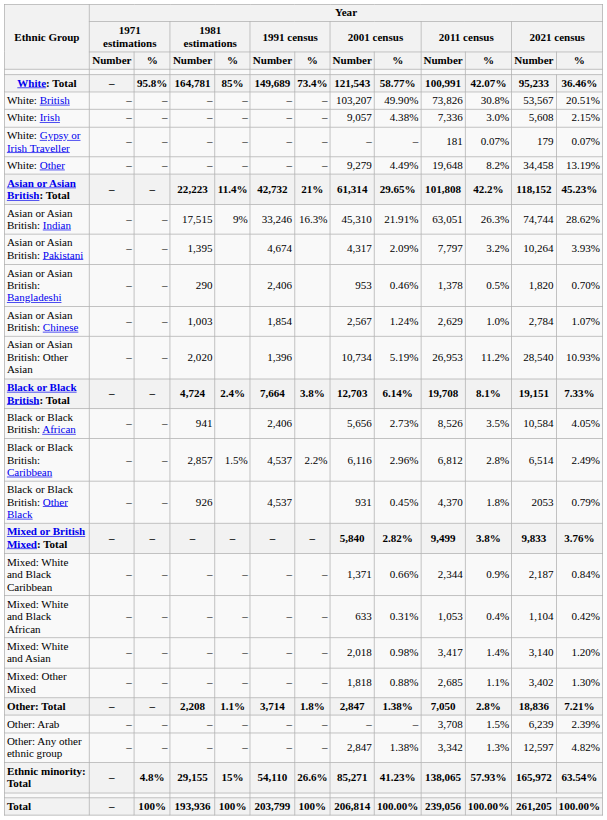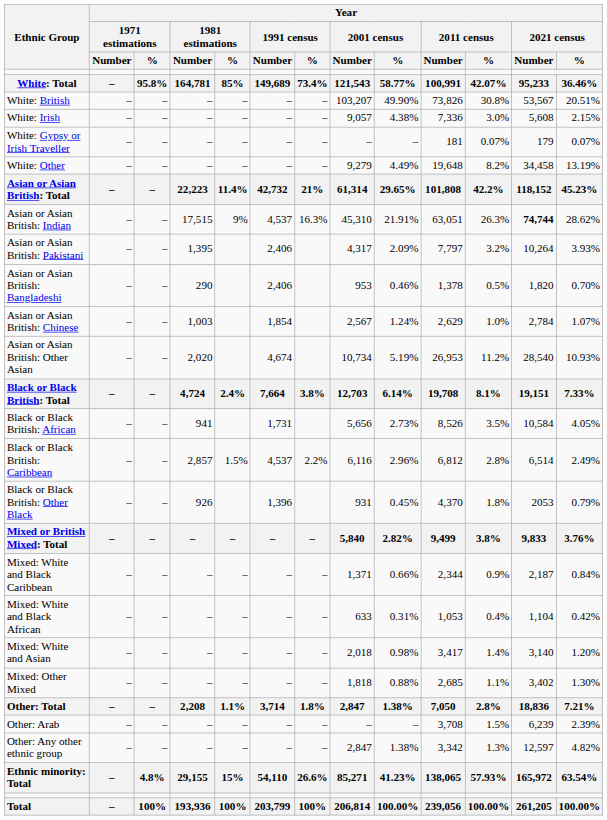(277, 219) 33,246 -> (280, 219) 4,537
(538, 219) normal -> (538, 219) bold
(280, 249) 4,674 -> (280, 249) 2,406
(280, 357) 1,396 -> (280, 357) 4,674
(280, 423) 2,406 -> (280, 423) 1,731
(280, 502) 4,537 -> (280, 502) 1,396
